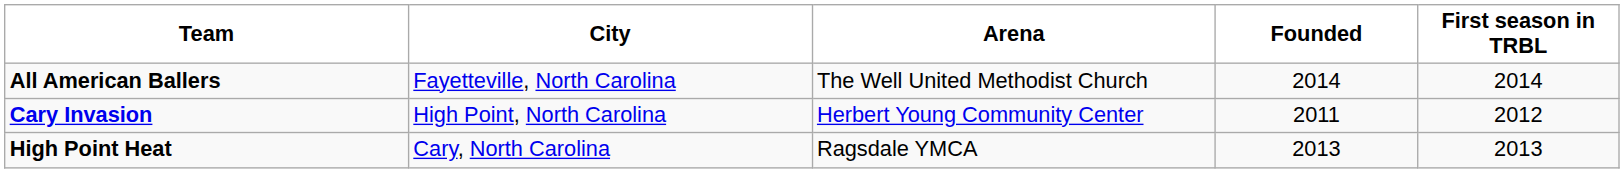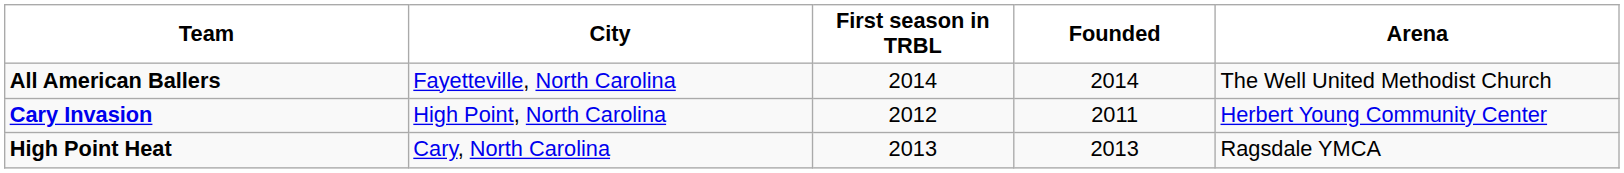columns swapped: (1014, 33) <-> (1518, 33)
